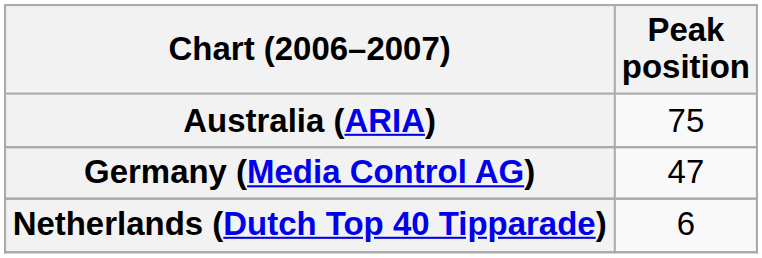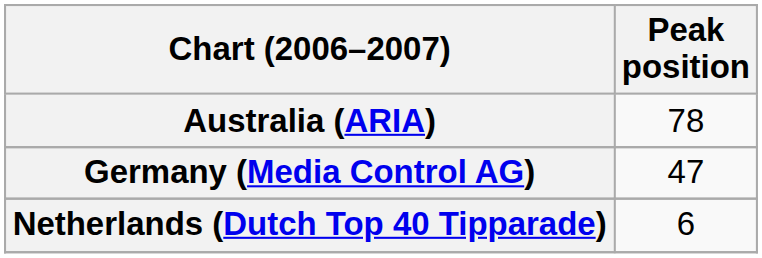(686, 119) 75 -> (686, 119) 78
